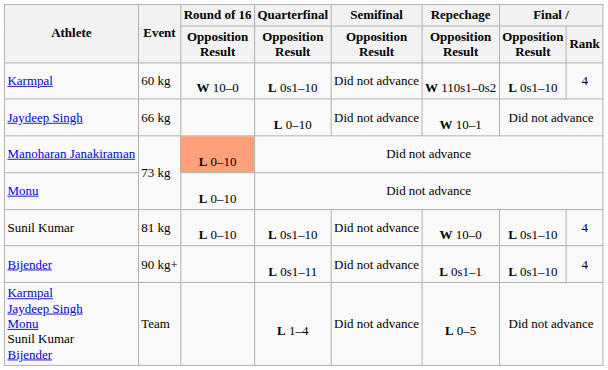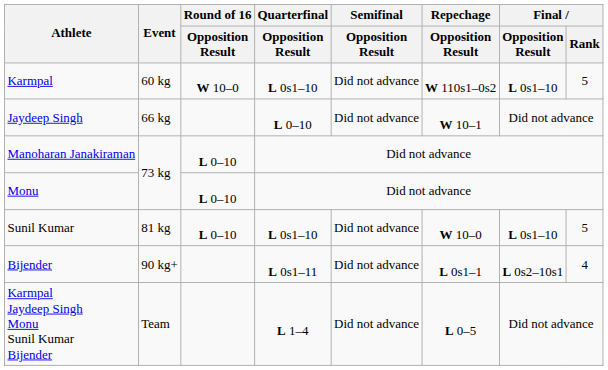(585, 81) 4 -> (585, 81) 5
(218, 162) lightsalmon background -> (218, 162) no background
(585, 227) 4 -> (585, 227) 5
(533, 272) L 0s1–10 -> (533, 272) L 0s2–10s1
